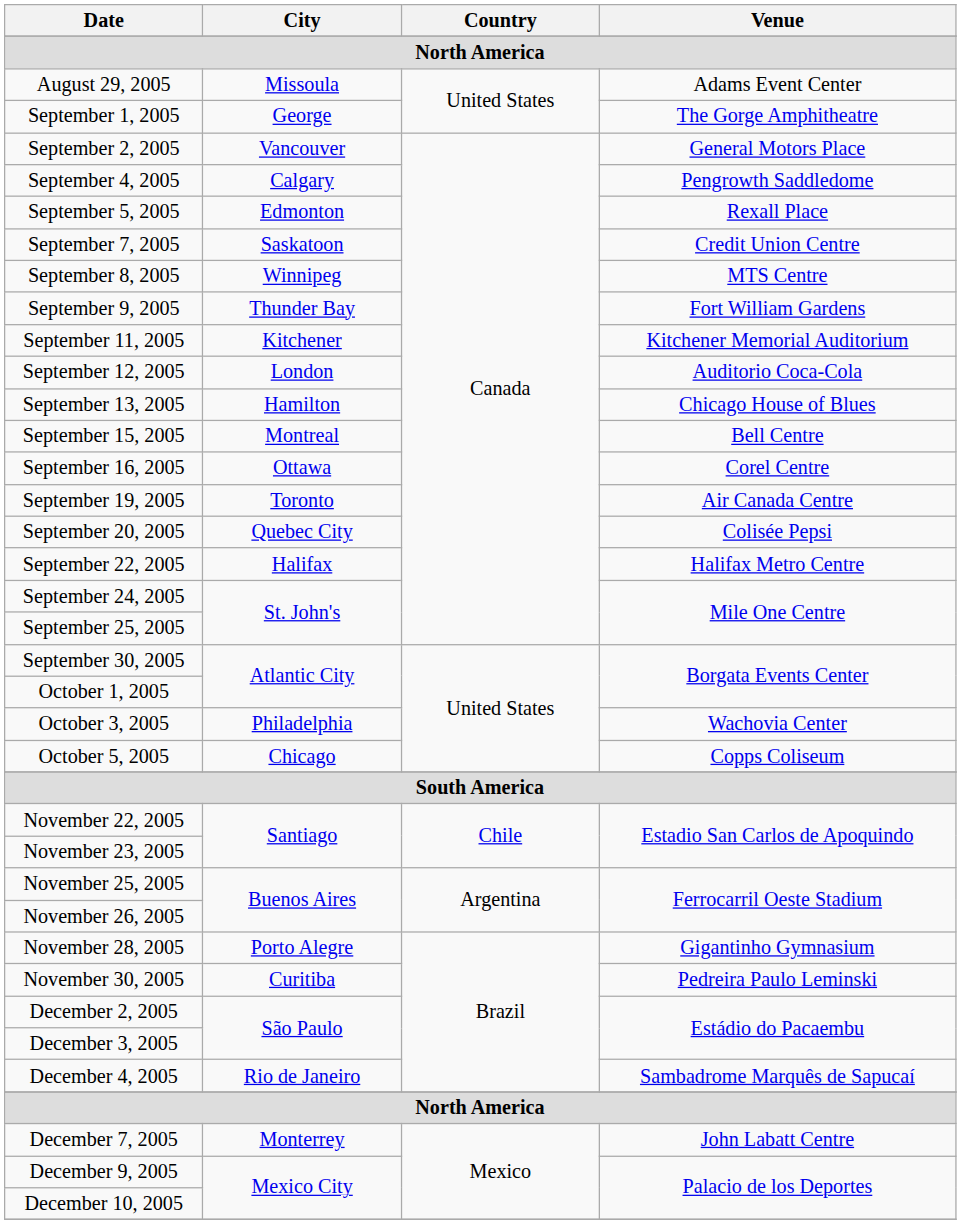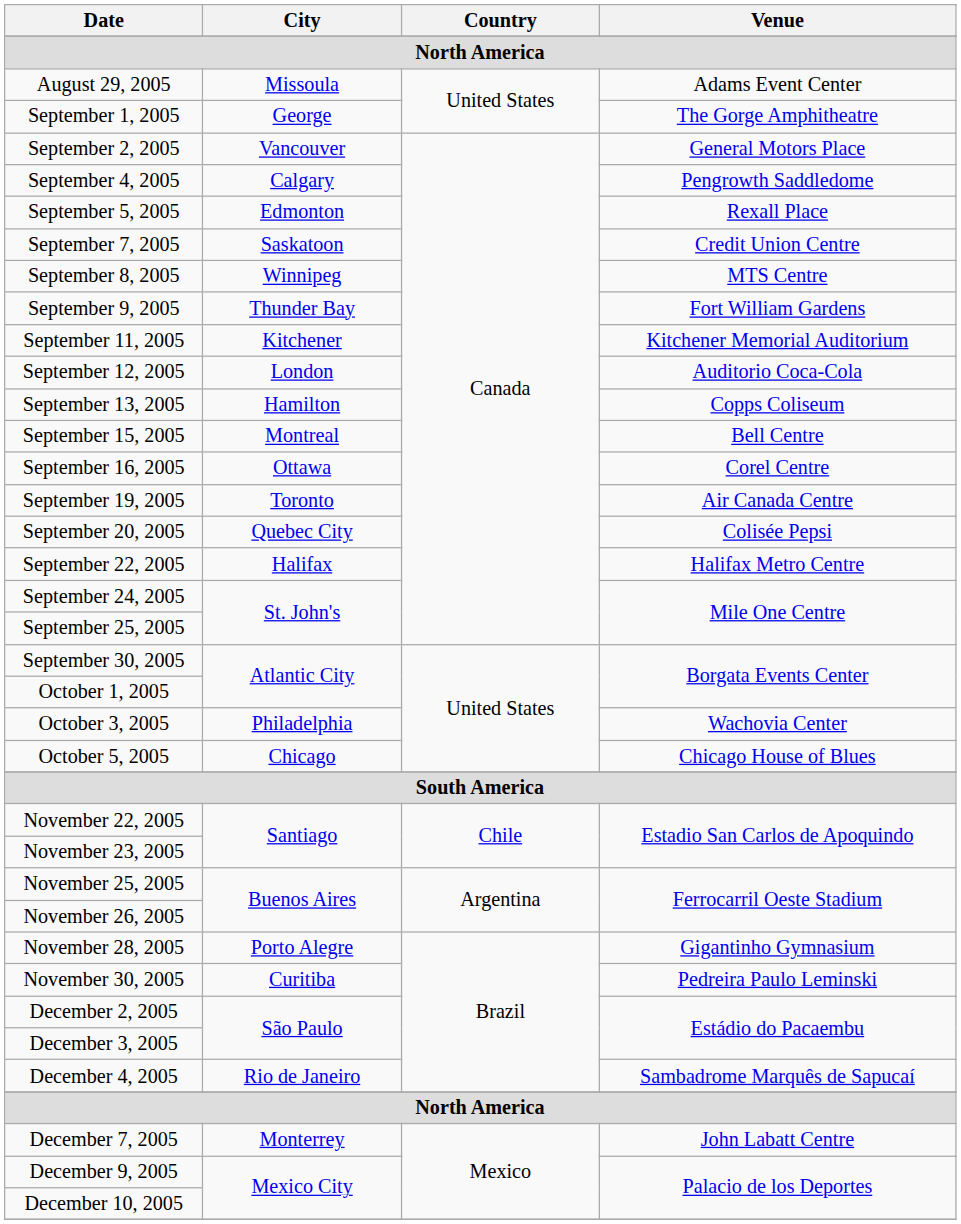(777, 404) Chicago House of Blues -> (777, 404) Copps Coliseum
(777, 755) Copps Coliseum -> (777, 755) Chicago House of Blues
